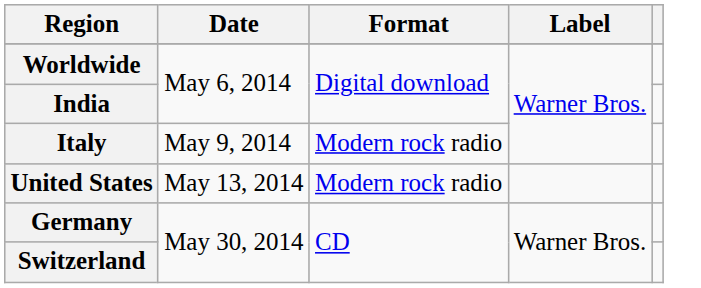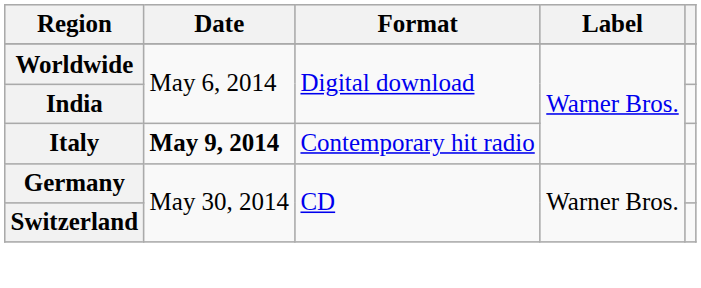(228, 143) normal -> (214, 143) bold
(409, 143) Modern rock radio -> (418, 143) Contemporary hit radio
- row: (82, 182)
